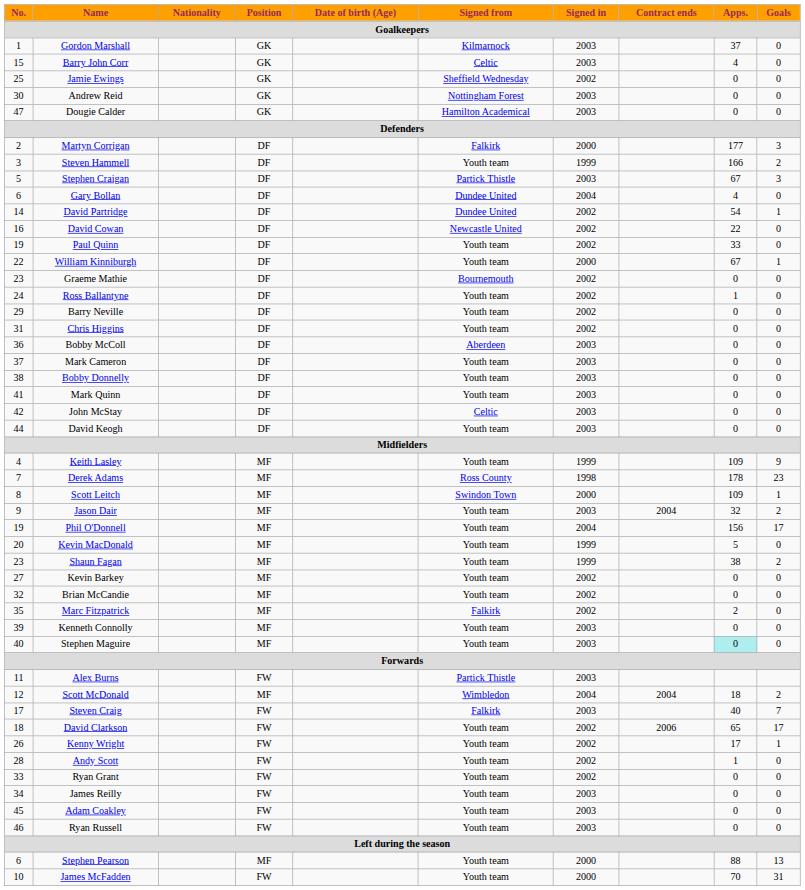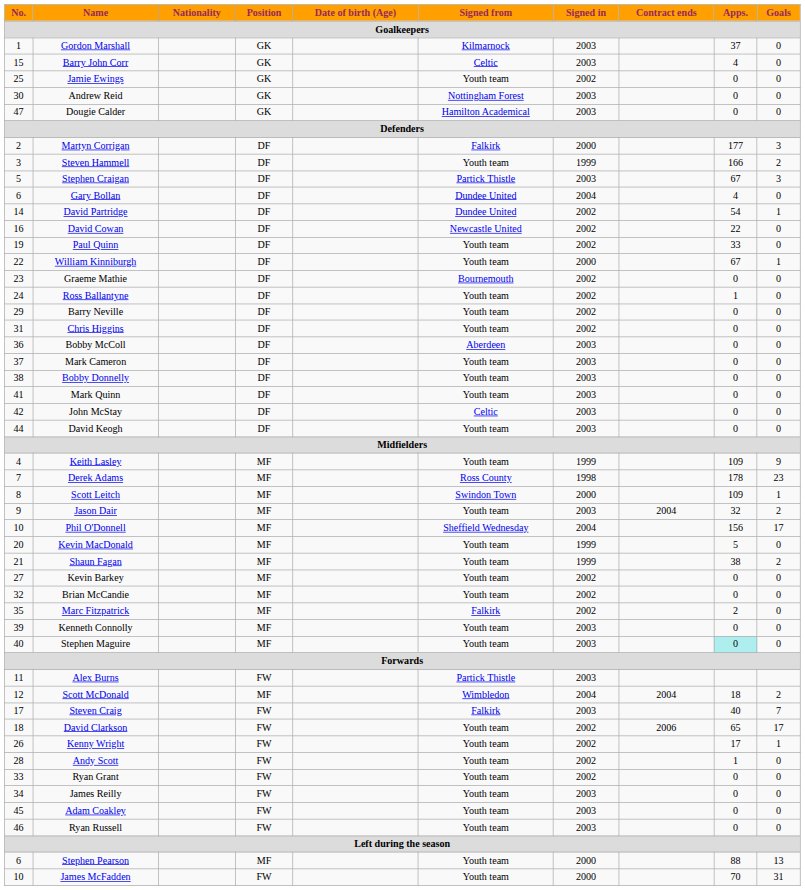(486, 79) Sheffield Wednesday -> (486, 79) Youth team
(19, 528) 19 -> (19, 528) 10
(486, 528) Youth team -> (486, 528) Sheffield Wednesday
(19, 561) 23 -> (19, 561) 21
